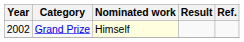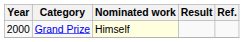(18, 29) 2002 -> (18, 29) 2000
